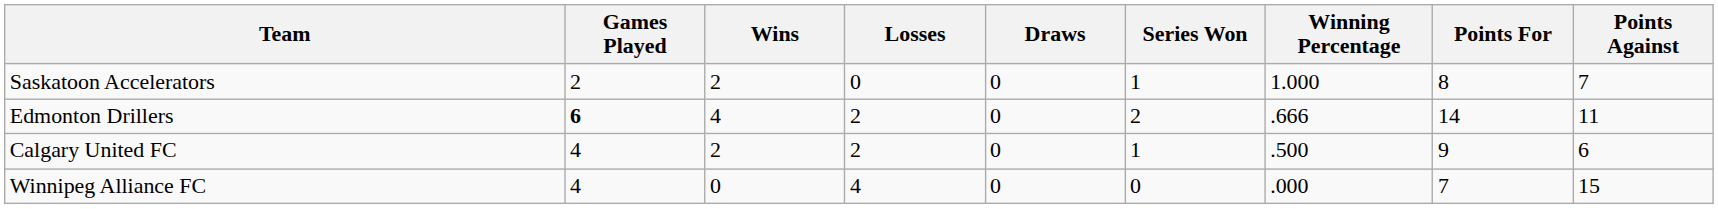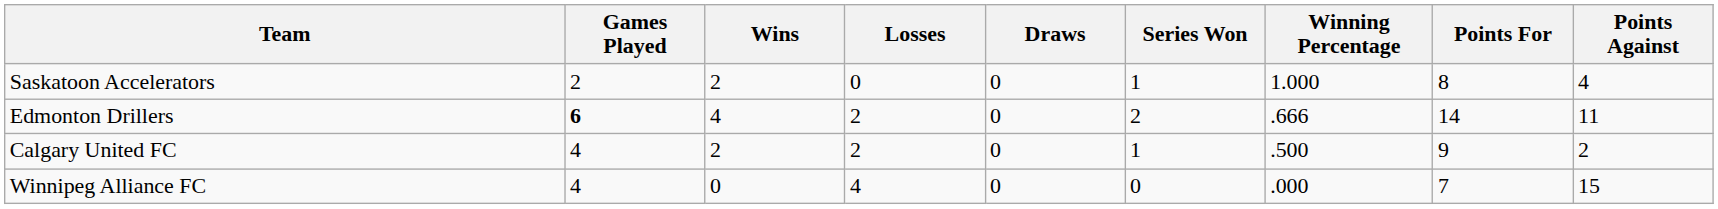(1583, 81) 7 -> (1583, 81) 4
(1583, 150) 6 -> (1583, 150) 2
